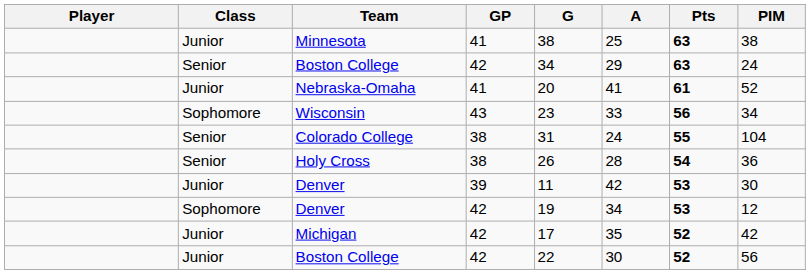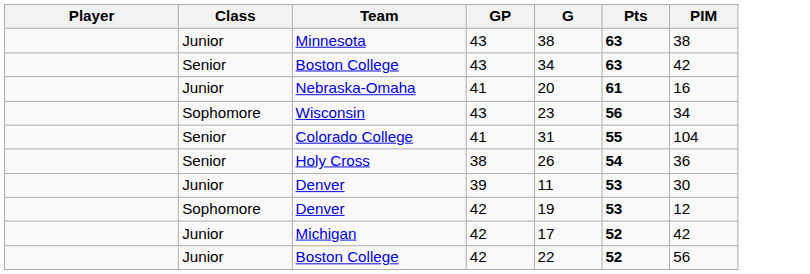- column: (636, 16)
(478, 40) 41 -> (478, 40) 43
(478, 64) 42 -> (478, 64) 43
(749, 64) 24 -> (682, 64) 42
(749, 88) 52 -> (682, 88) 16
(478, 137) 38 -> (478, 137) 41
